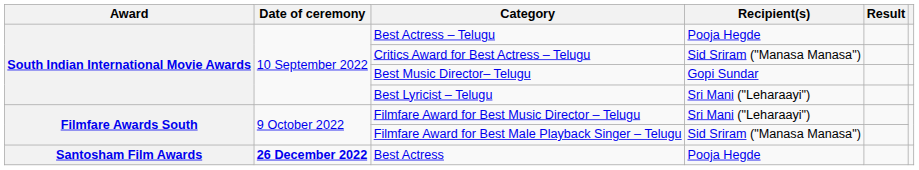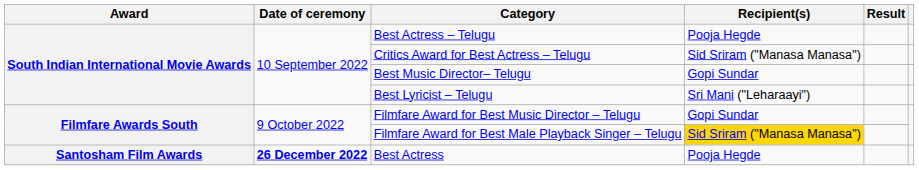(749, 114) Sri Mani ("Leharaayi") -> (723, 114) Gopi Sundar
(774, 134) no background -> (774, 134) gold background
